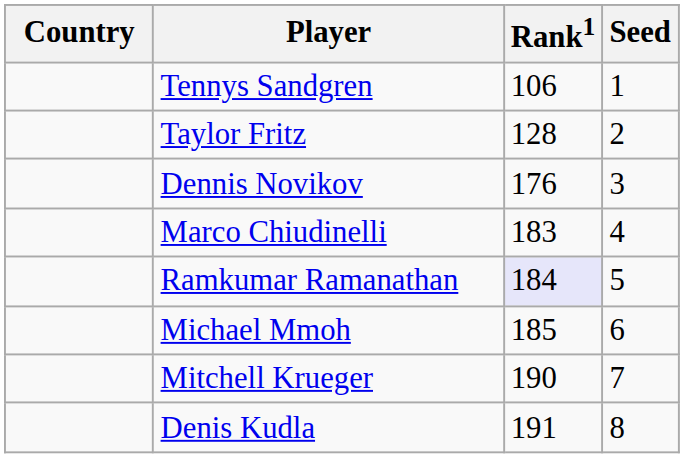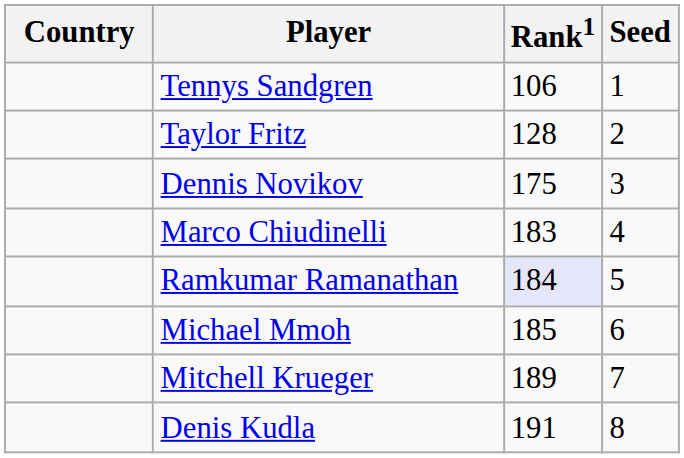(534, 183) 176 -> (534, 183) 175
(534, 378) 190 -> (534, 378) 189
